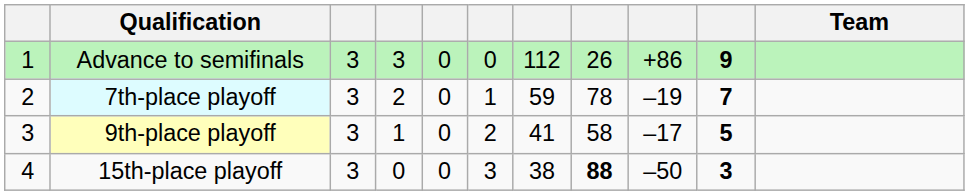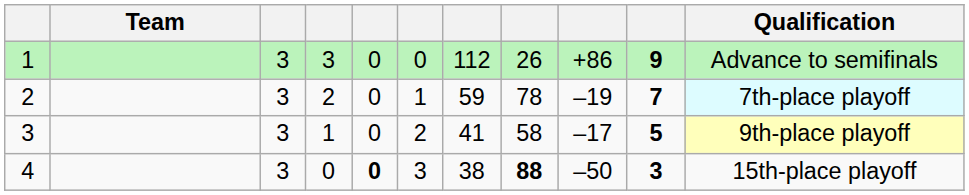columns swapped: (859, 23) <-> (190, 23)
(444, 171) normal -> (374, 171) bold
